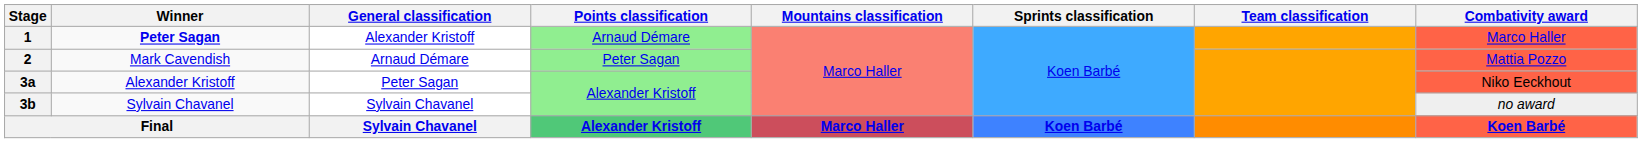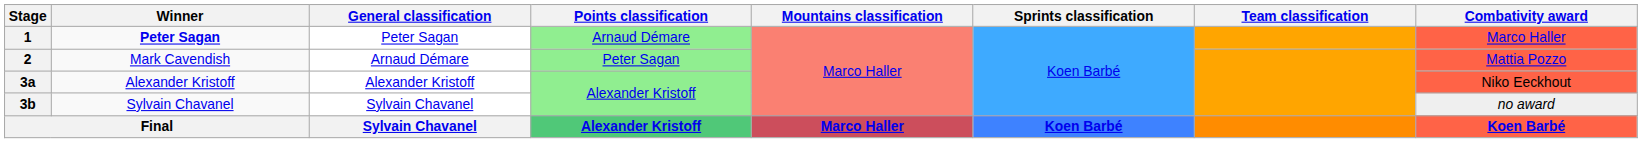(420, 38) Alexander Kristoff -> (420, 38) Peter Sagan
(420, 82) Peter Sagan -> (420, 82) Alexander Kristoff
